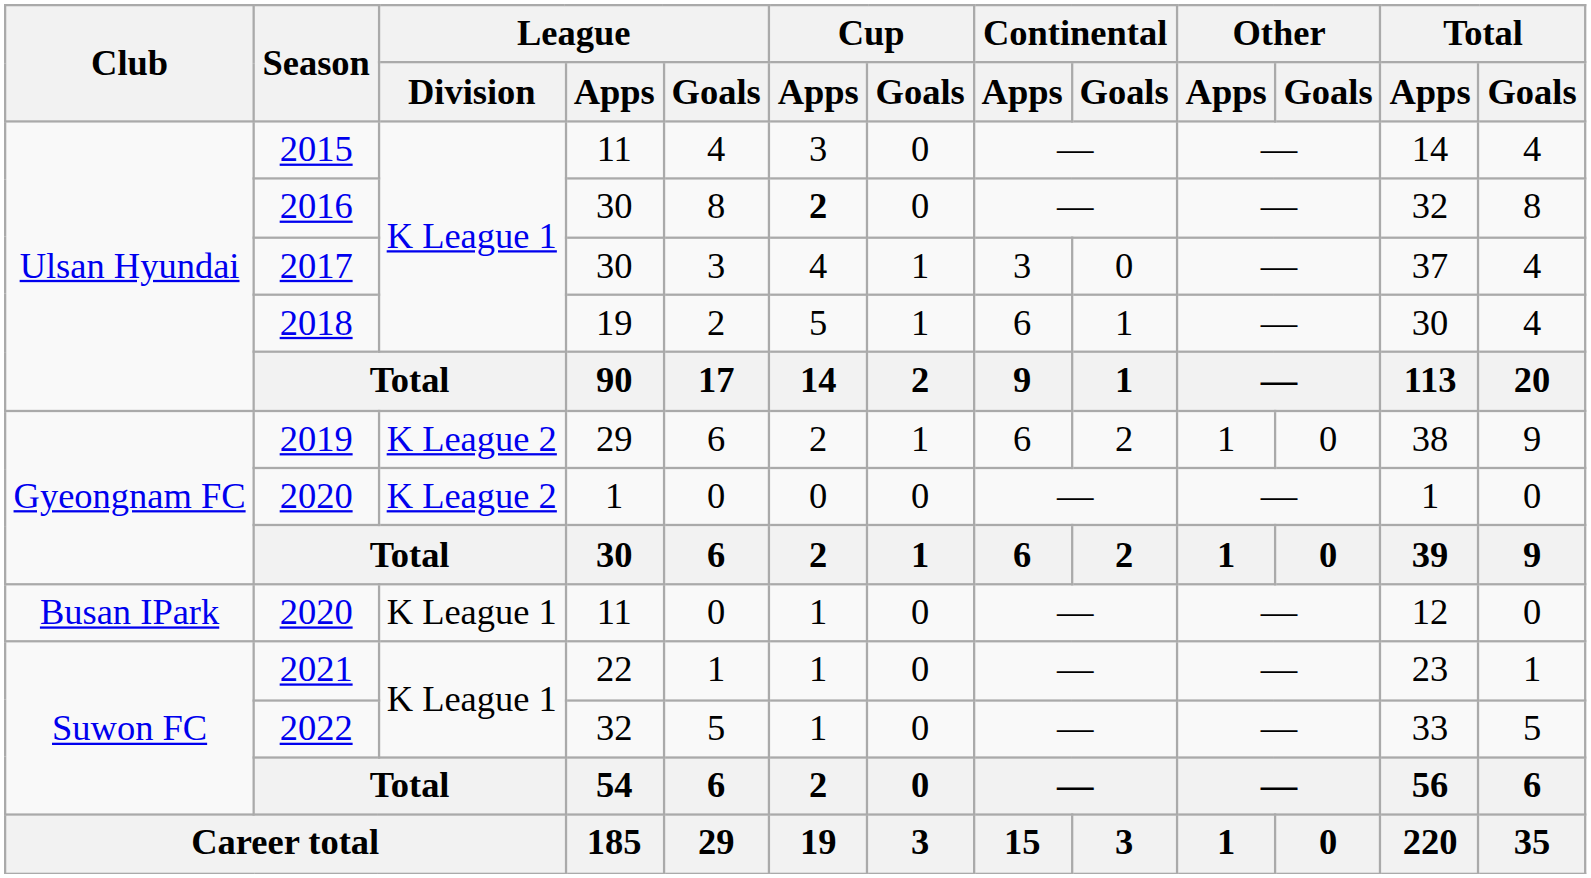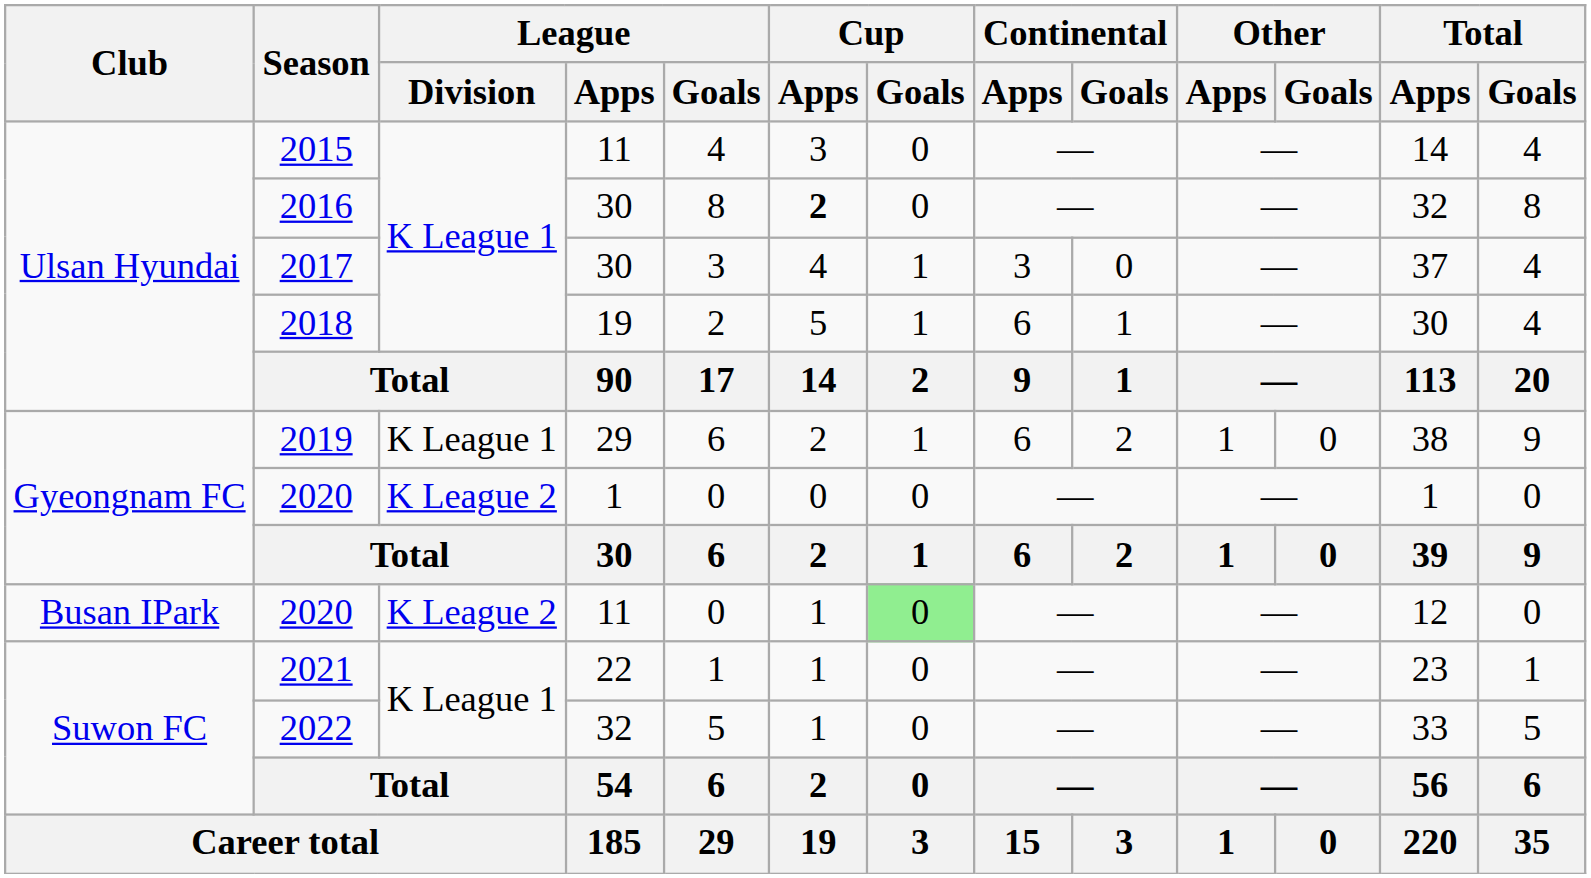(472, 438) K League 2 -> (472, 438) K League 1
(472, 611) K League 1 -> (472, 611) K League 2
(920, 611) no background -> (920, 611) lightgreen background
